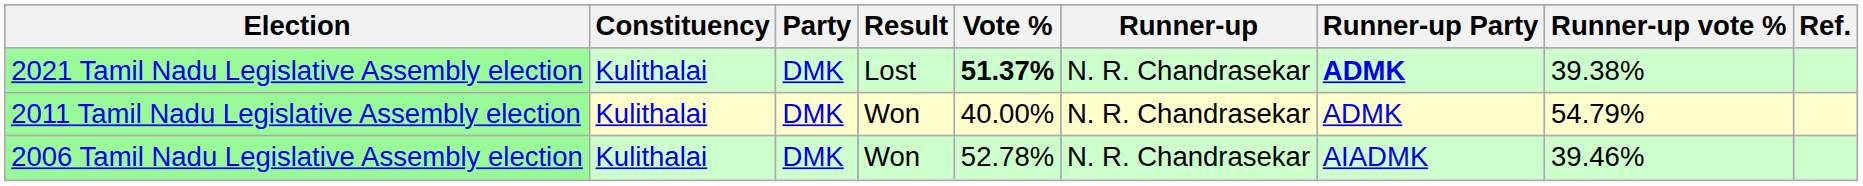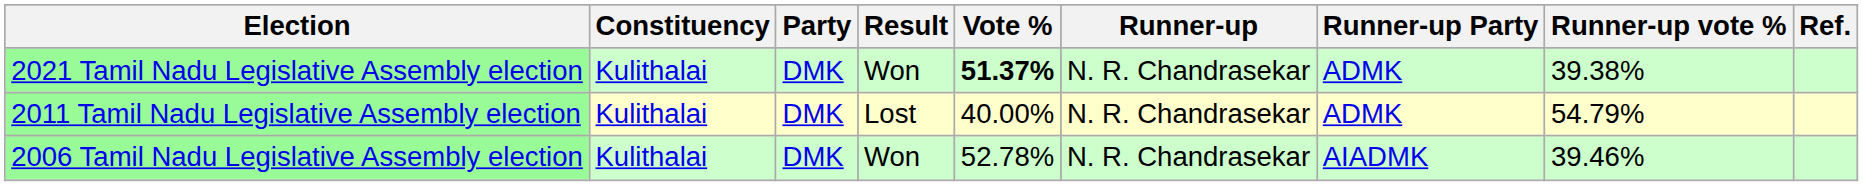(890, 69) Lost -> (892, 69) Won
(1364, 69) bold -> (1363, 69) normal
(892, 113) Won -> (890, 113) Lost
